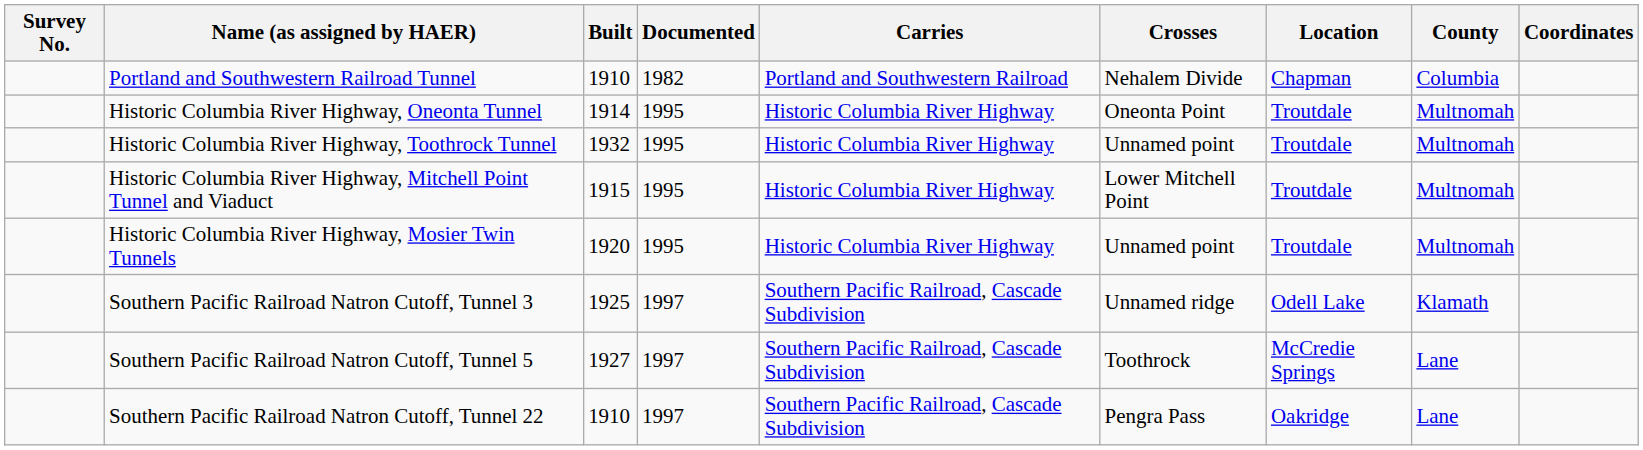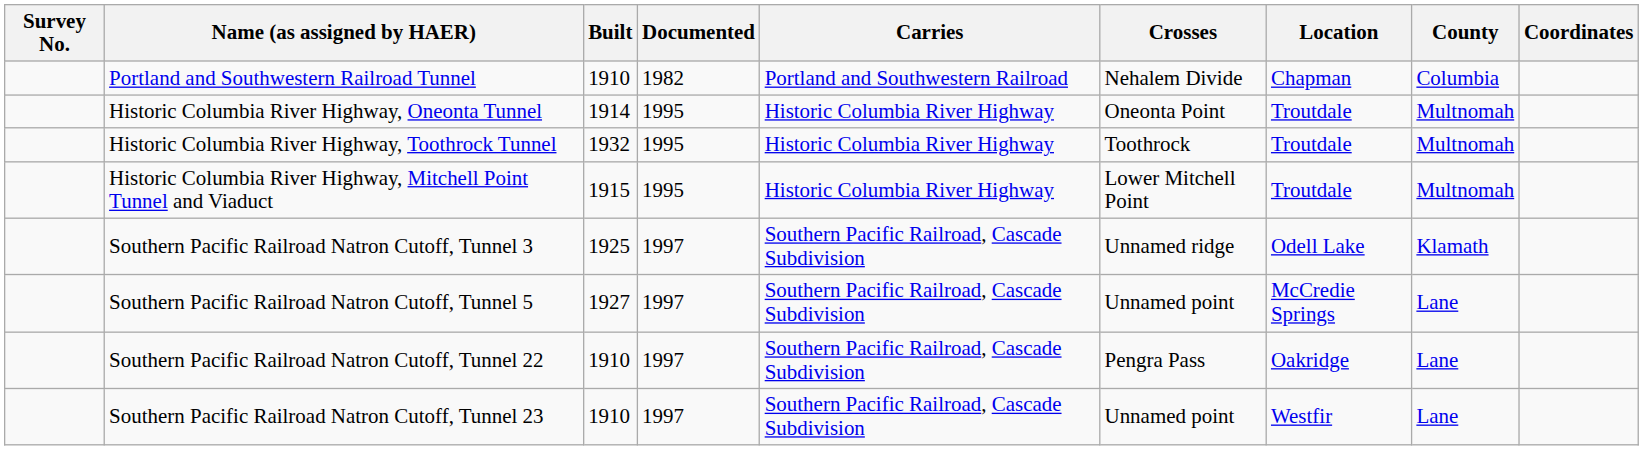(1169, 144) Unnamed point -> (1147, 144) Toothrock
- row: (312, 246)
(1147, 359) Toothrock -> (1169, 303) Unnamed point
+ row: (326, 416)
